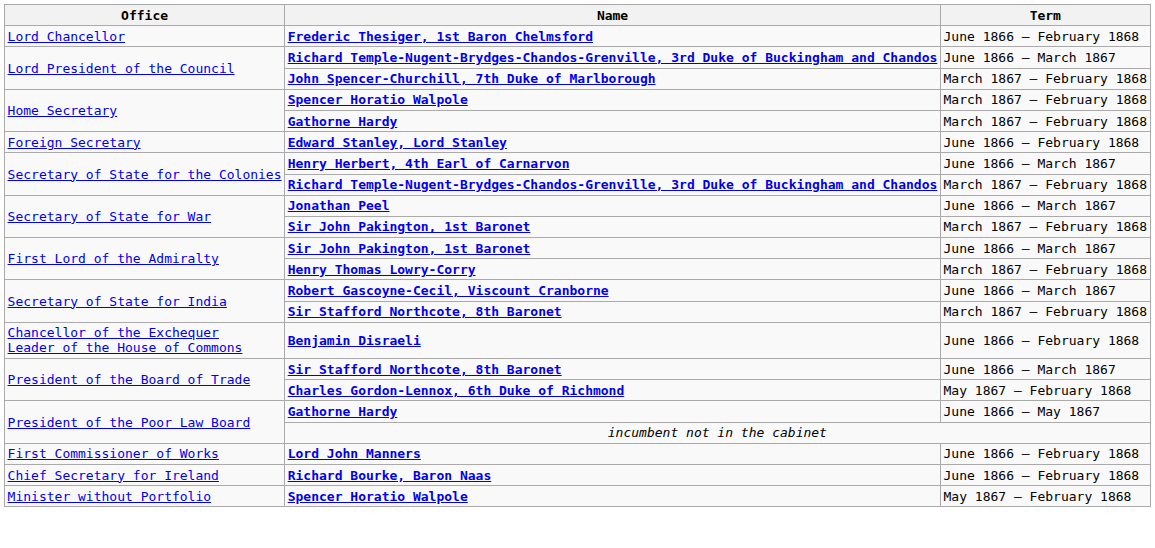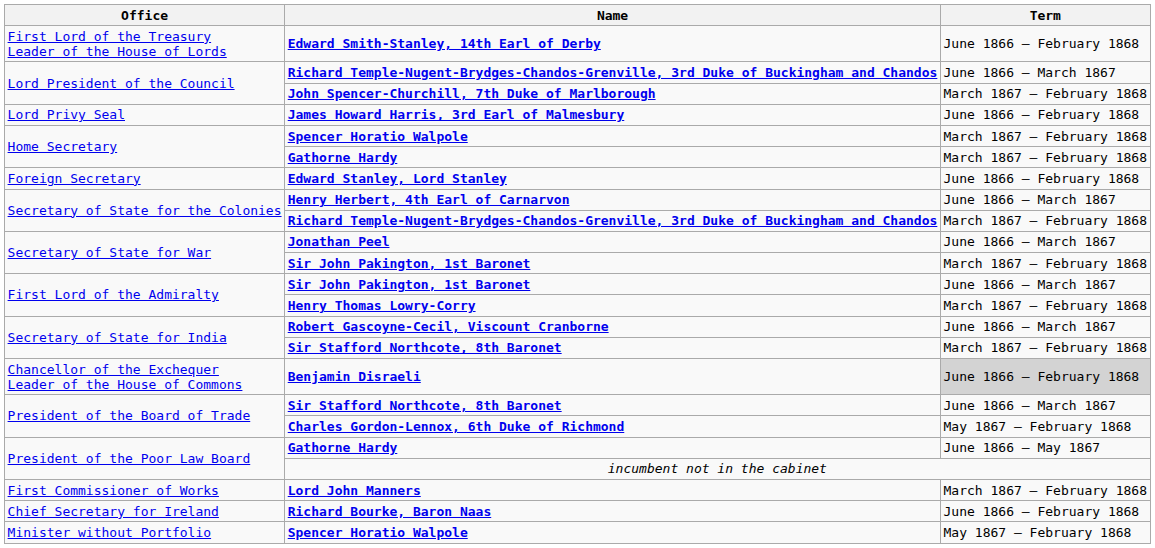+ row: (117, 44)
- row: (66, 36)
+ row: (66, 115)
(1041, 340) no background -> (1041, 377) lightgrey background
(1041, 454) June 1866 – February 1868 -> (1045, 490) March 1867 – February 1868
